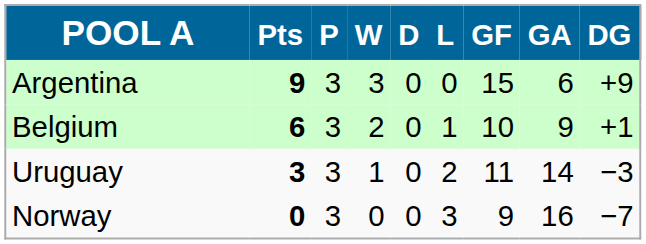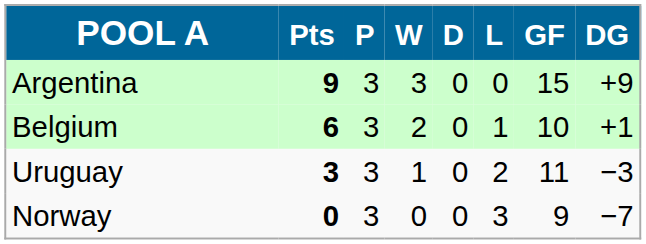- column: (550, 33)
